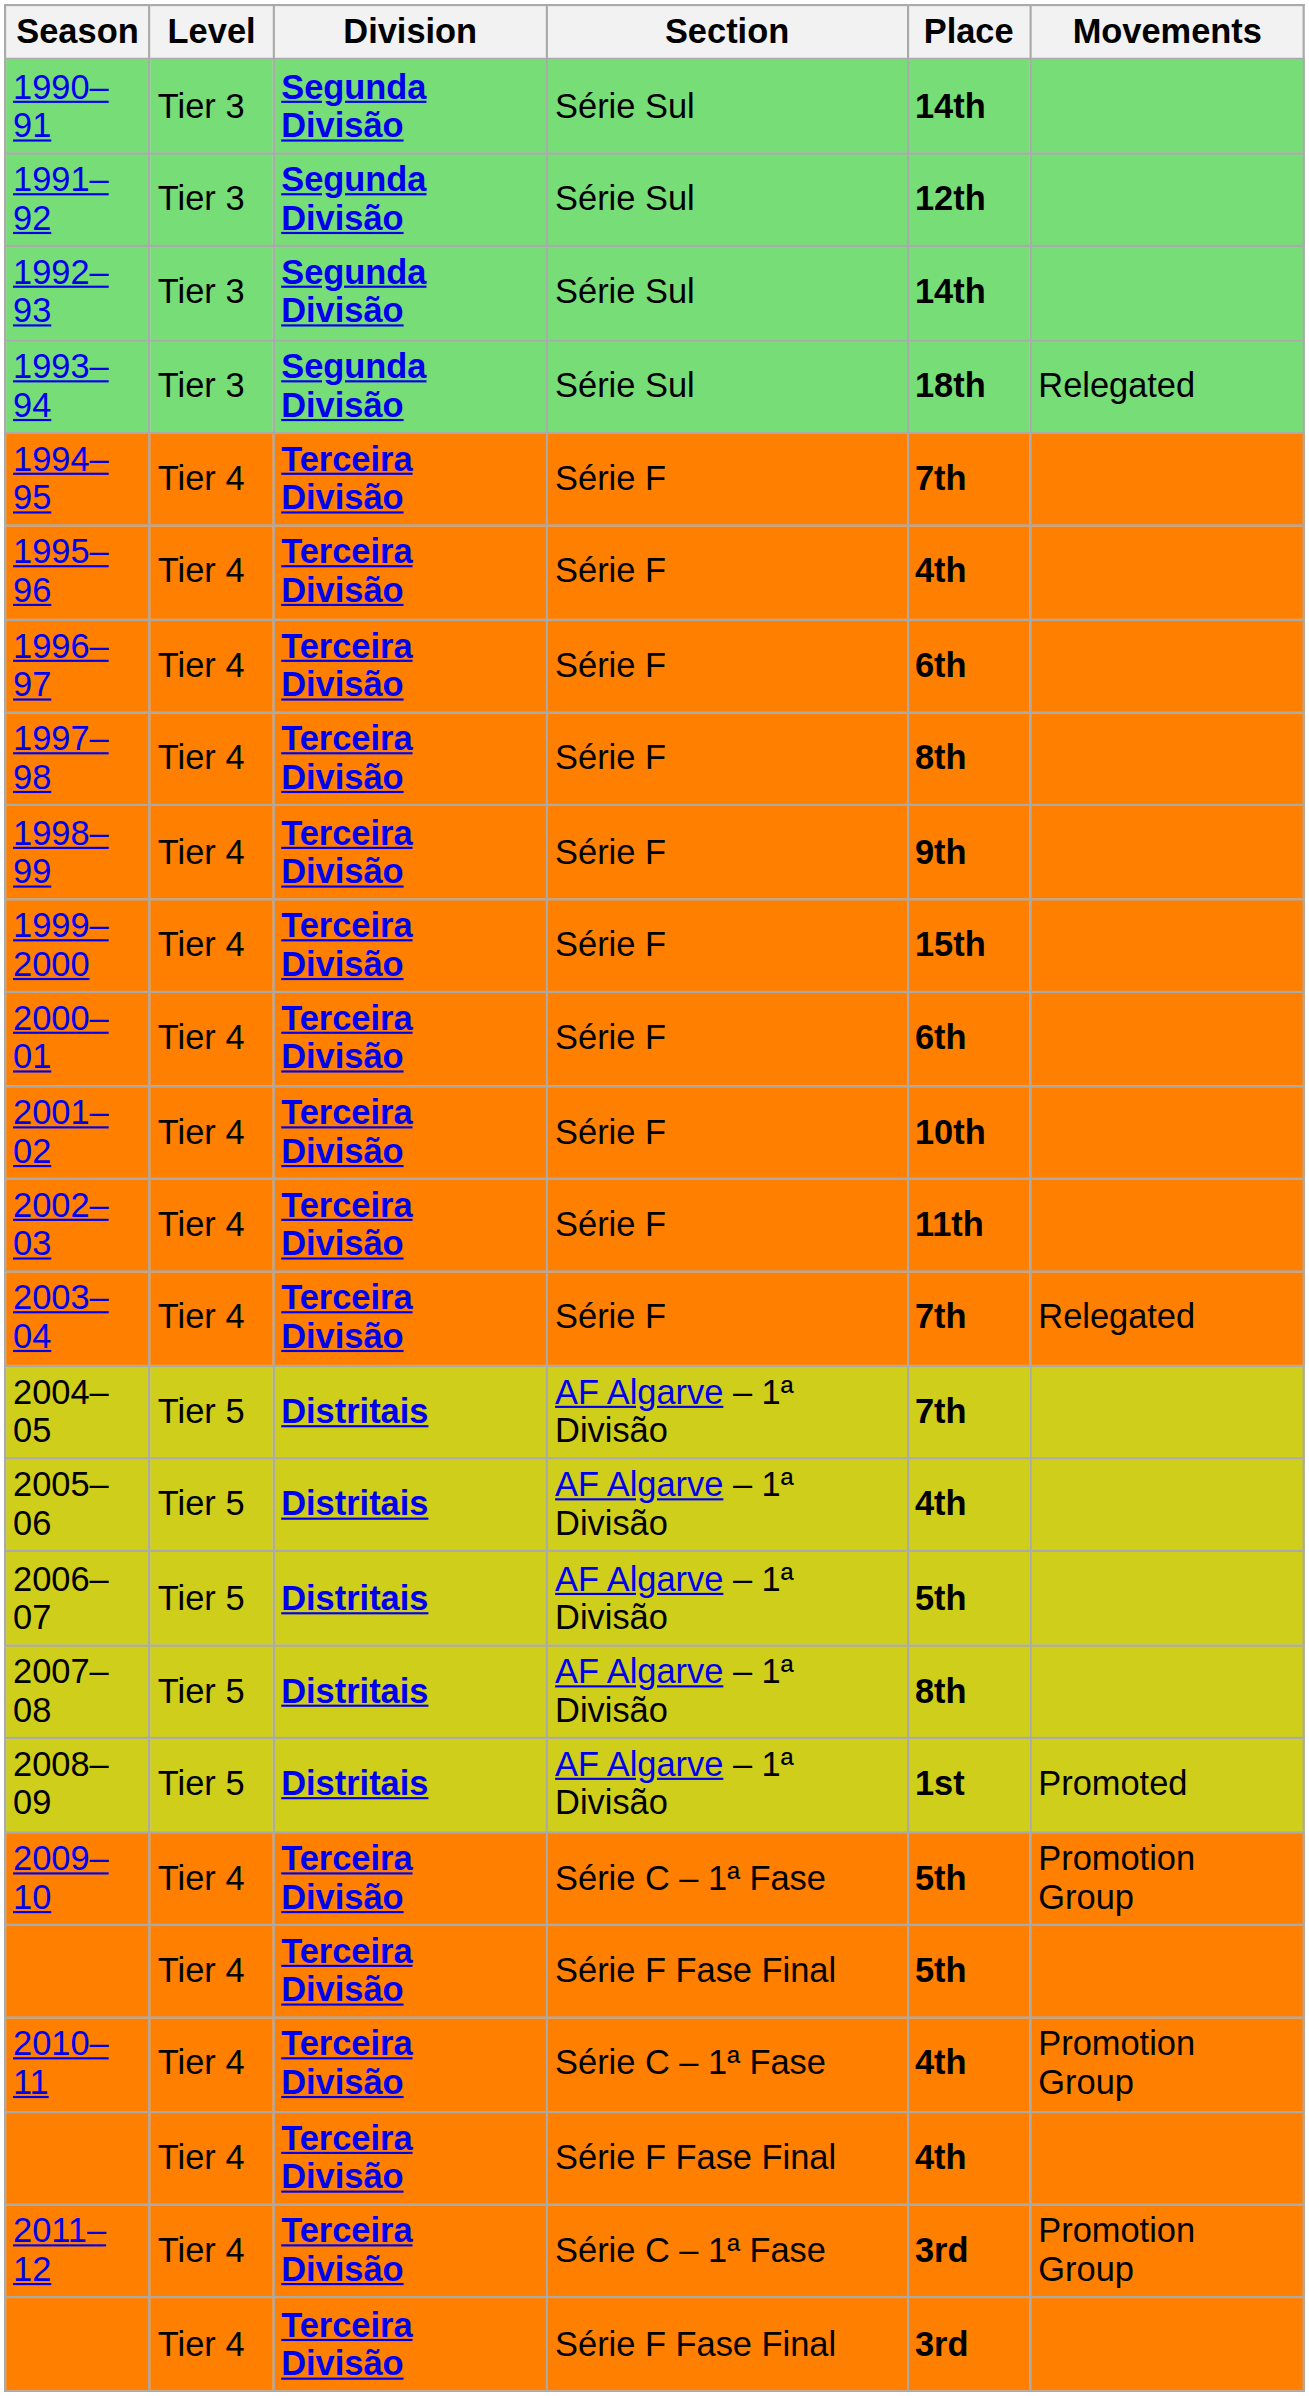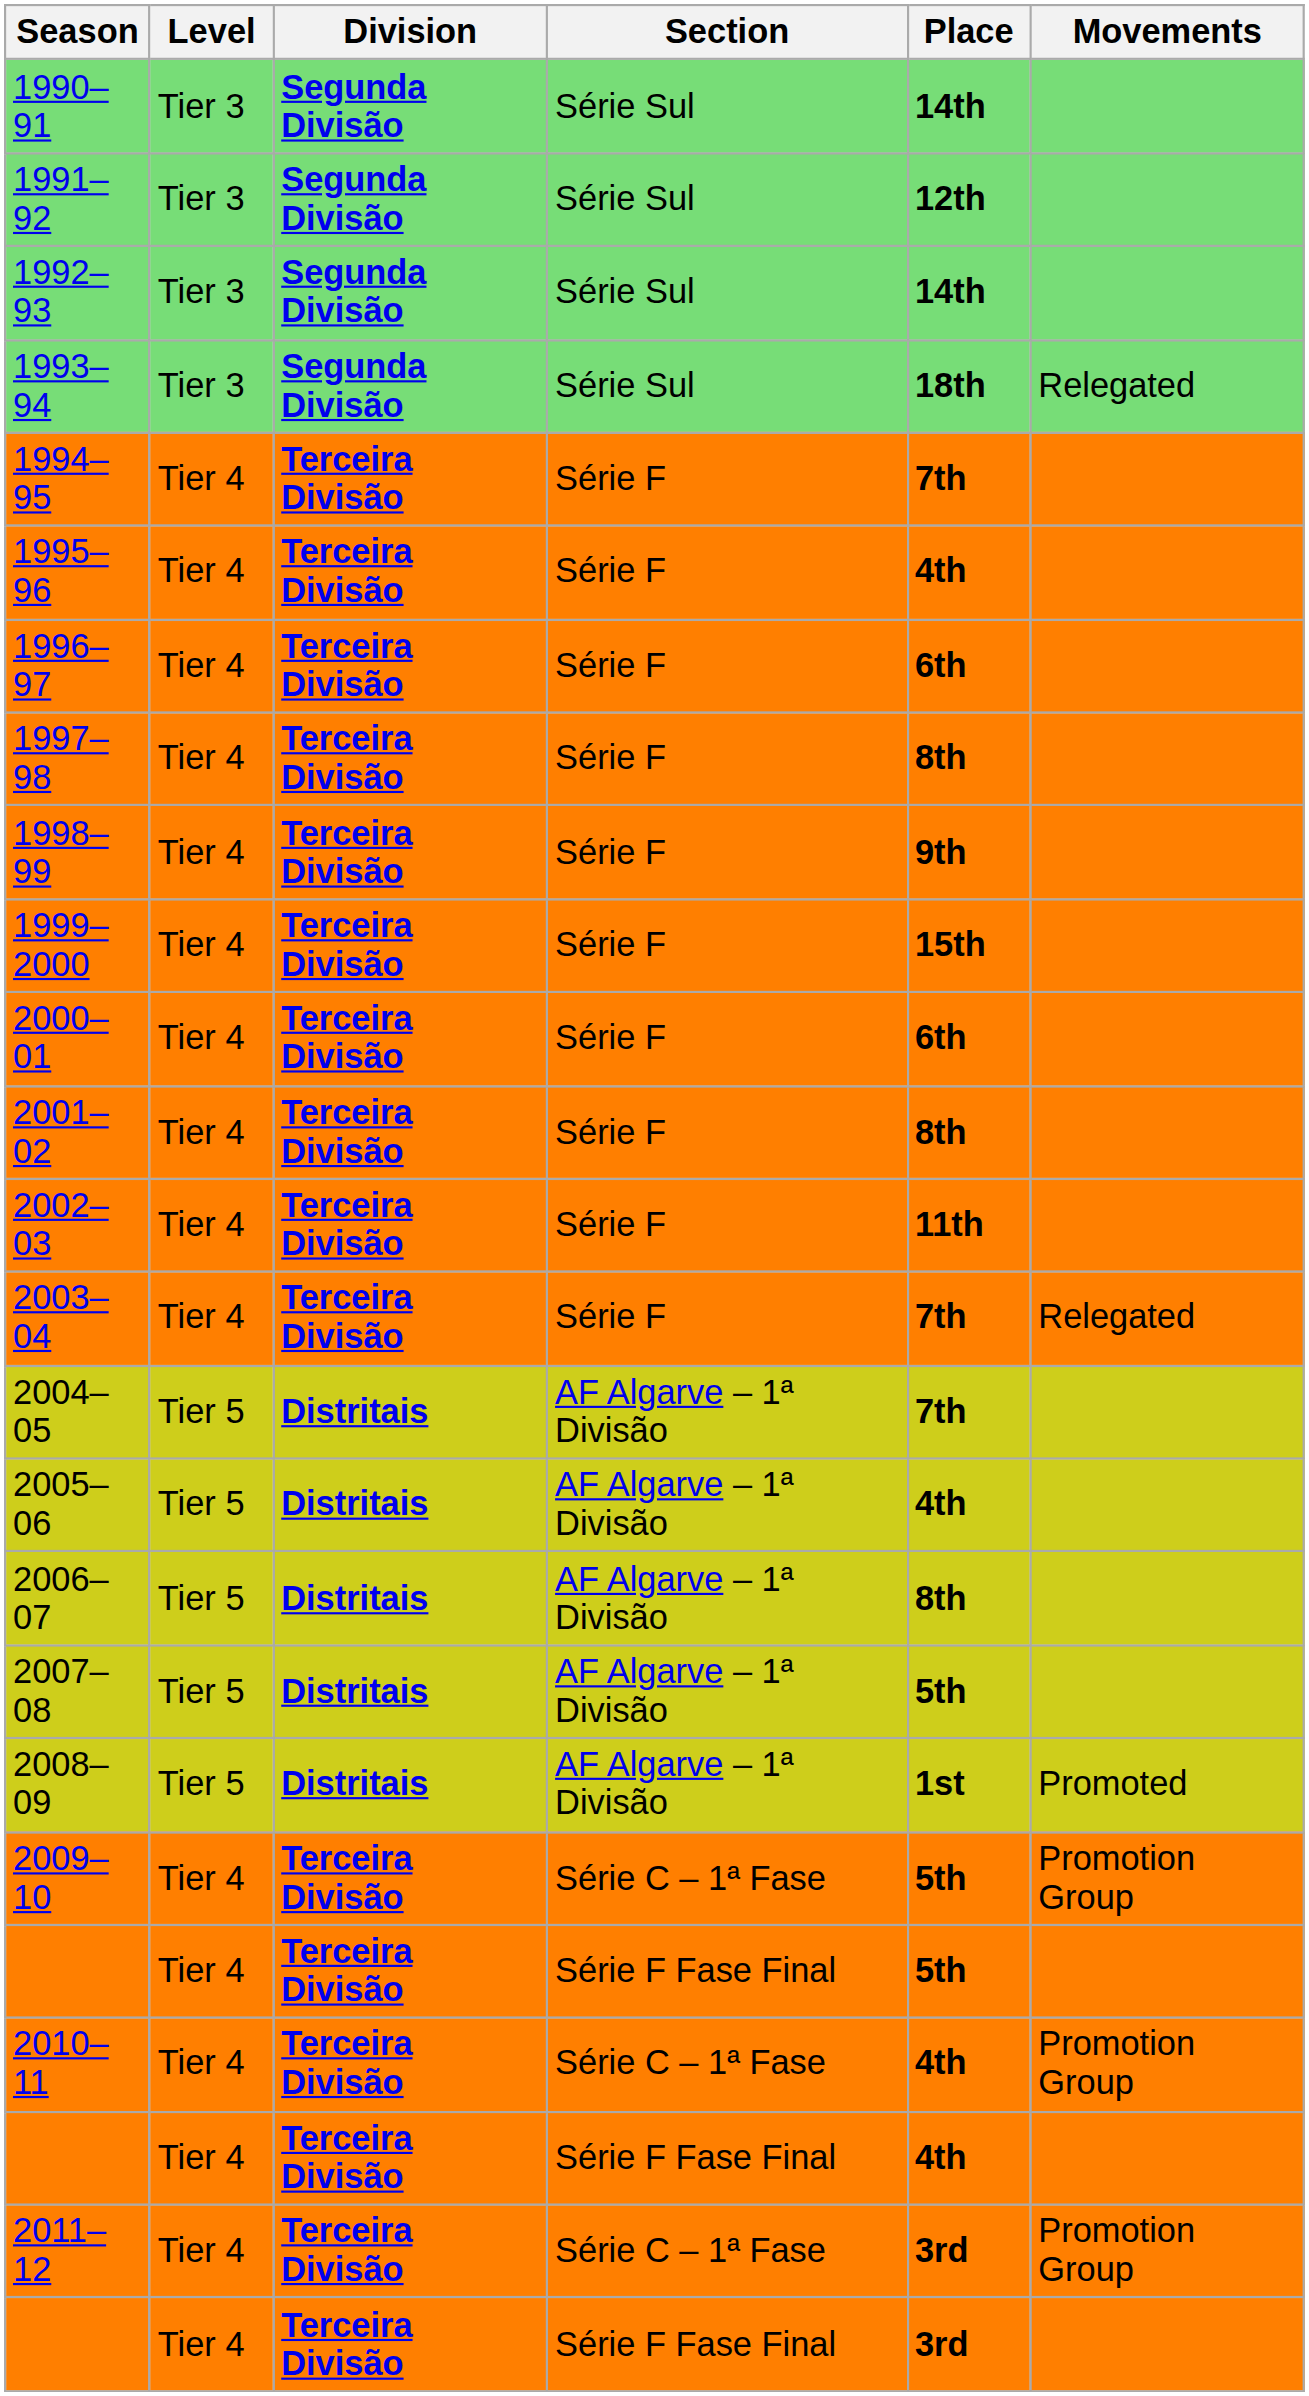(950, 1131) 10th -> (941, 1131) 8th
(941, 1597) 5th -> (941, 1597) 8th
(941, 1691) 8th -> (941, 1691) 5th
